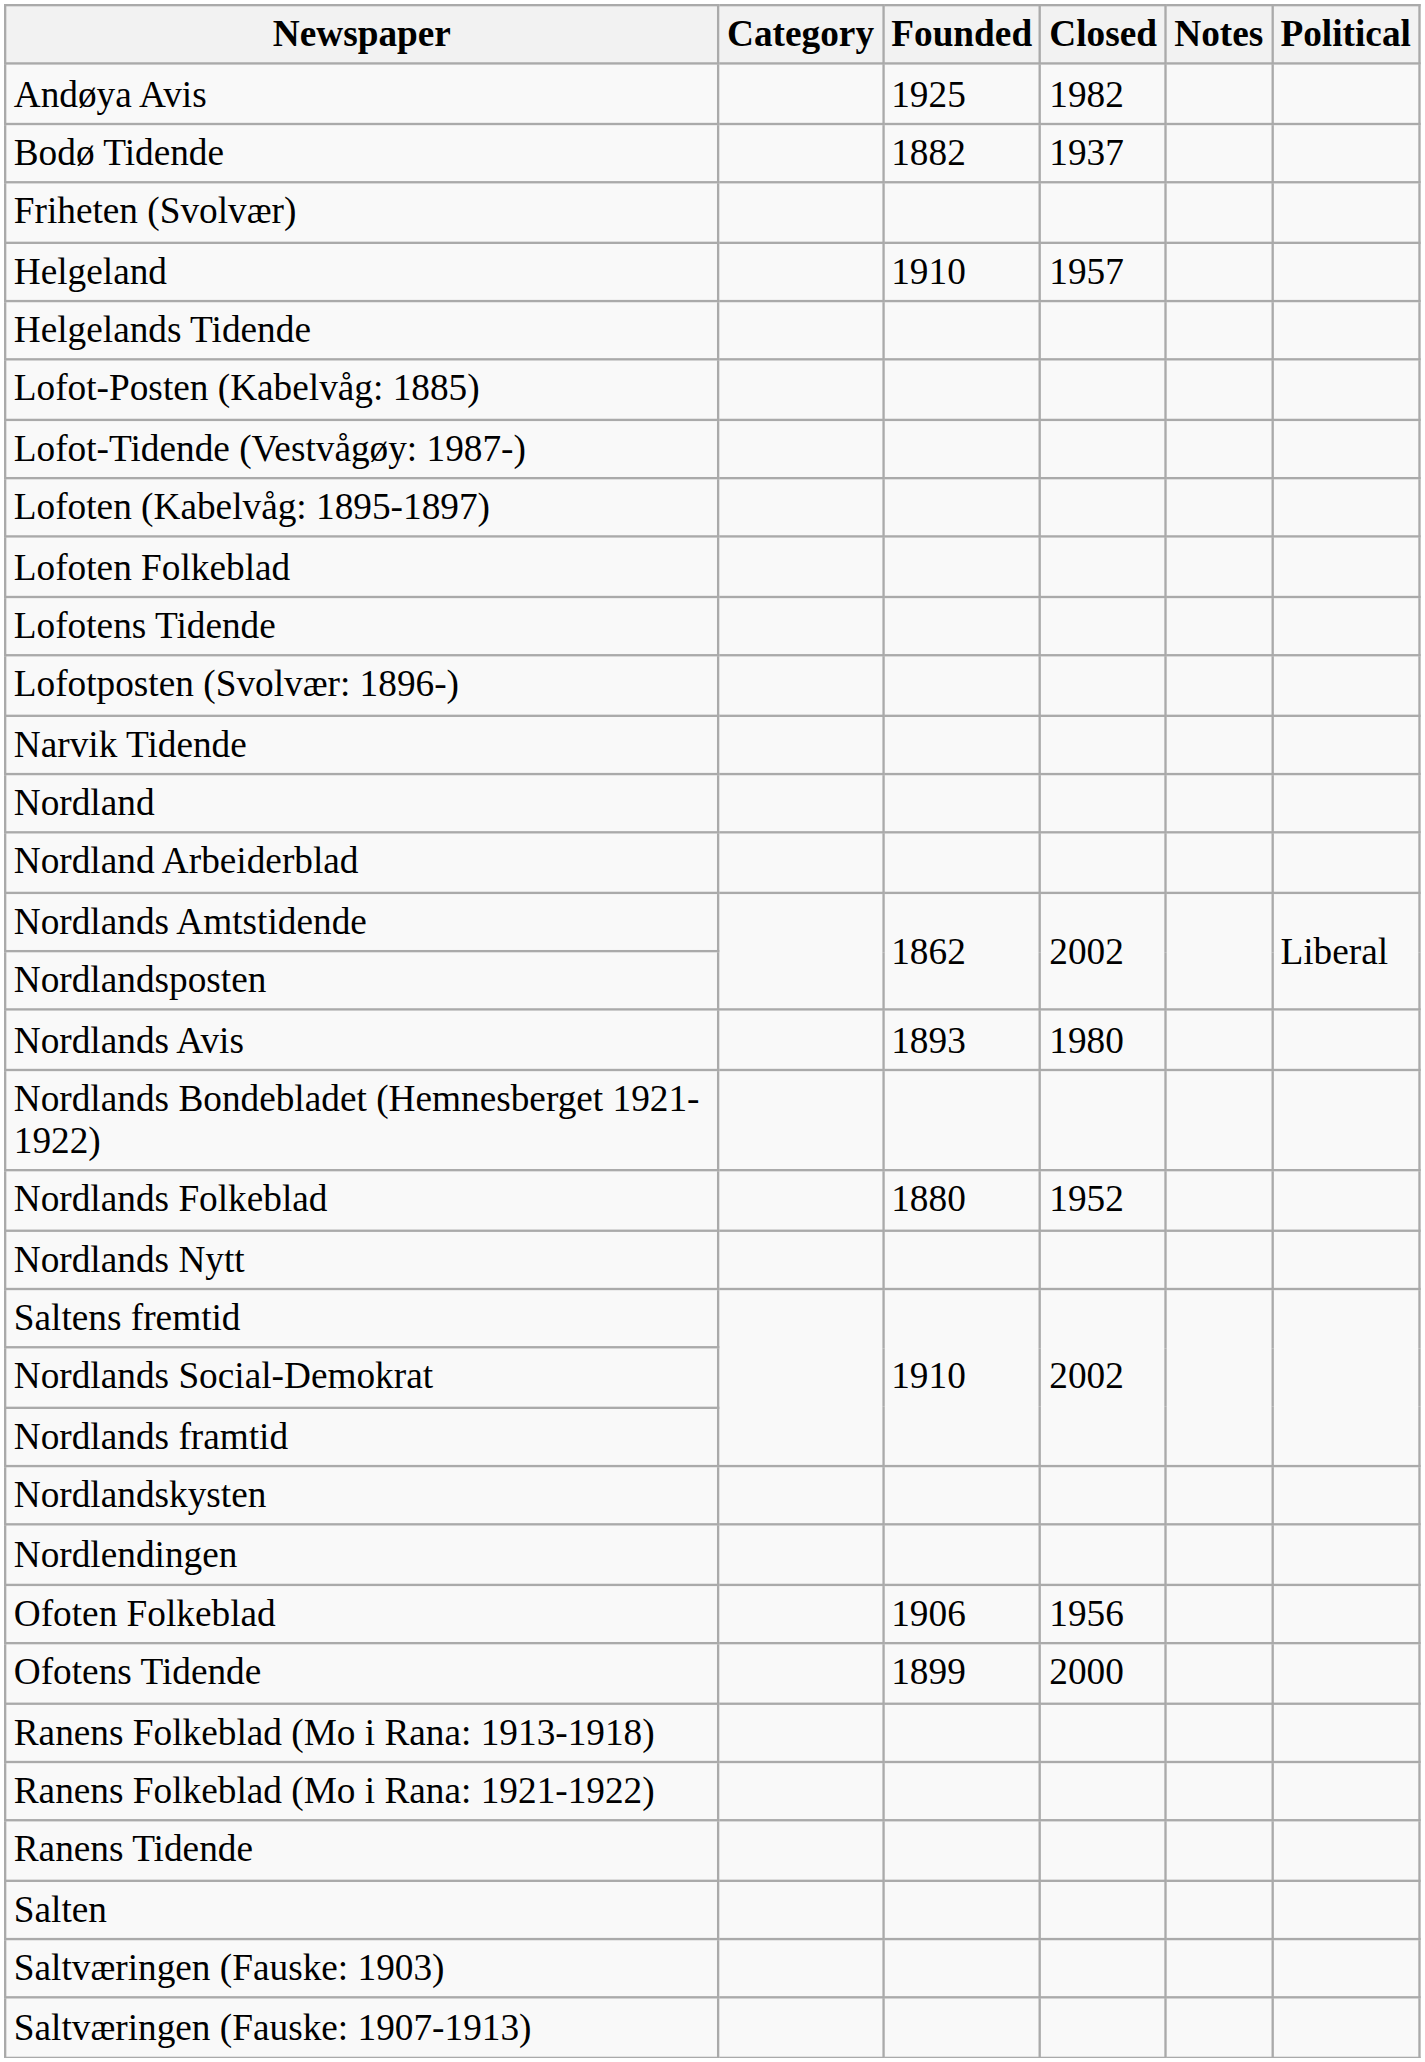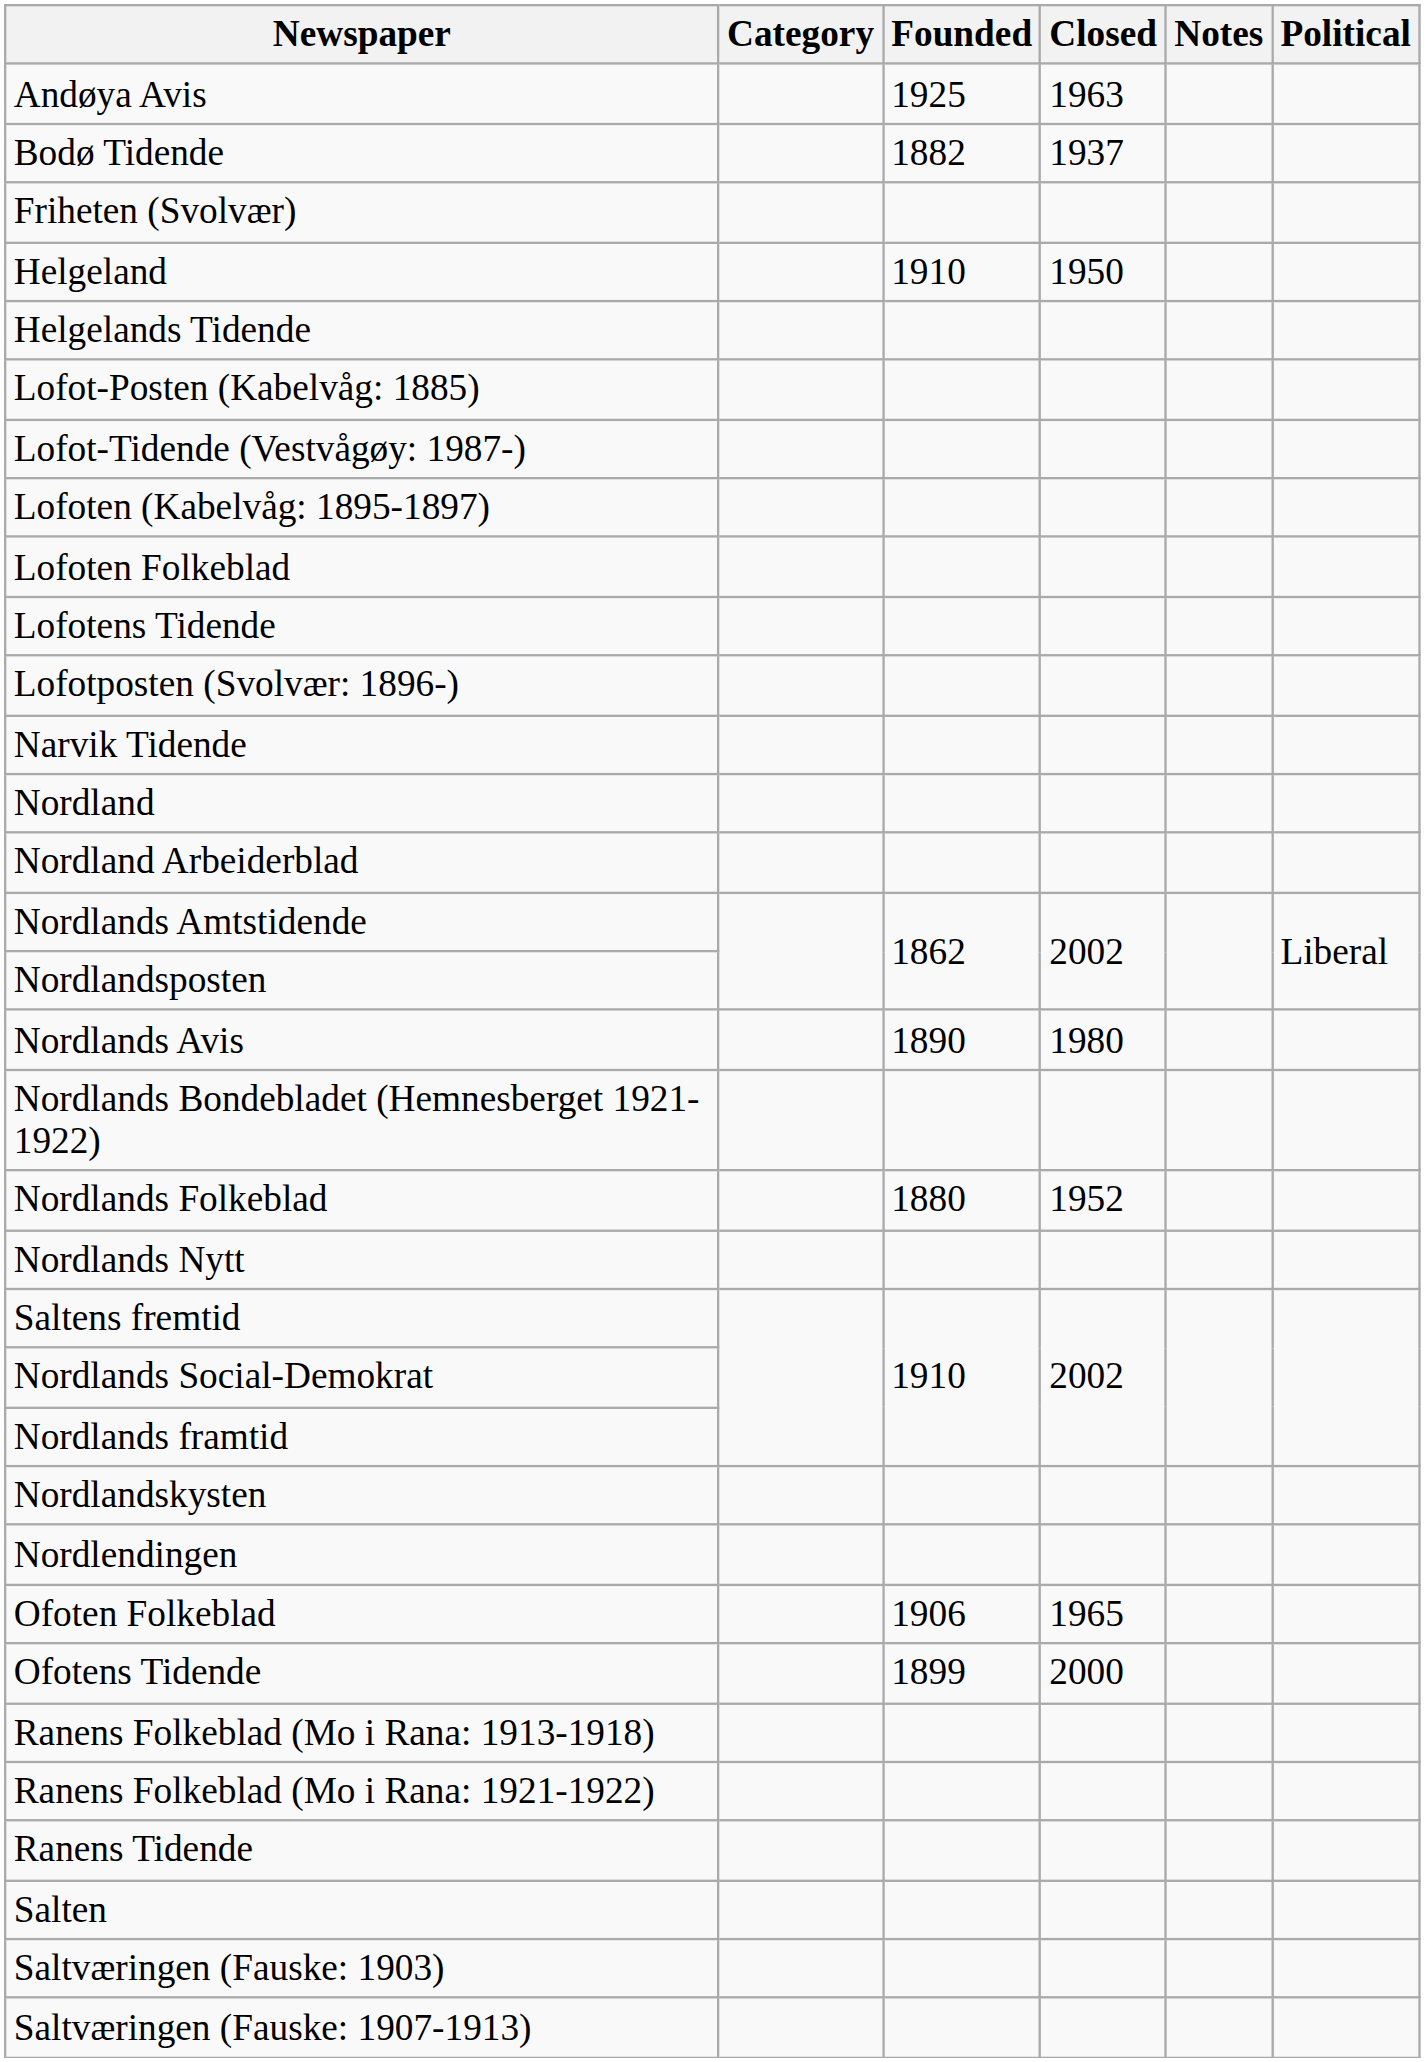(1087, 93) 1982 -> (1087, 93) 1963
(1087, 270) 1957 -> (1087, 270) 1950
(929, 1039) 1893 -> (929, 1039) 1890
(1087, 1613) 1956 -> (1087, 1613) 1965
